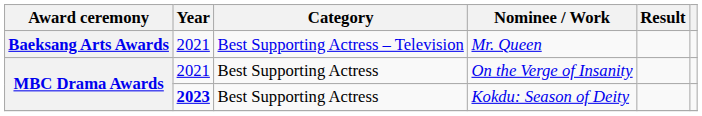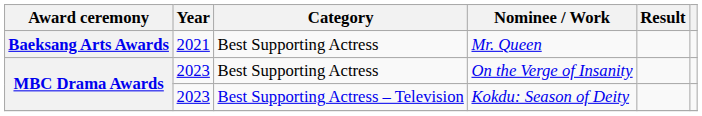(341, 44) Best Supporting Actress – Television -> (298, 44) Best Supporting Actress
(193, 70) 2021 -> (193, 70) 2023
(193, 96) bold -> (193, 96) normal
(298, 96) Best Supporting Actress -> (341, 96) Best Supporting Actress – Television
